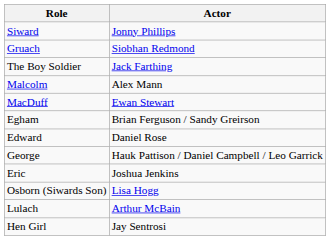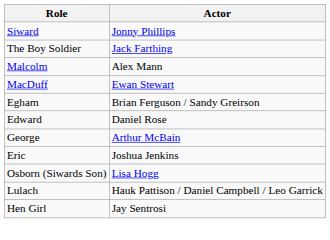- row: (23, 48)
(217, 155) Hauk Pattison / Daniel Campbell / Leo Garrick -> (146, 137) Arthur McBain
(146, 208) Arthur McBain -> (217, 191) Hauk Pattison / Daniel Campbell / Leo Garrick
